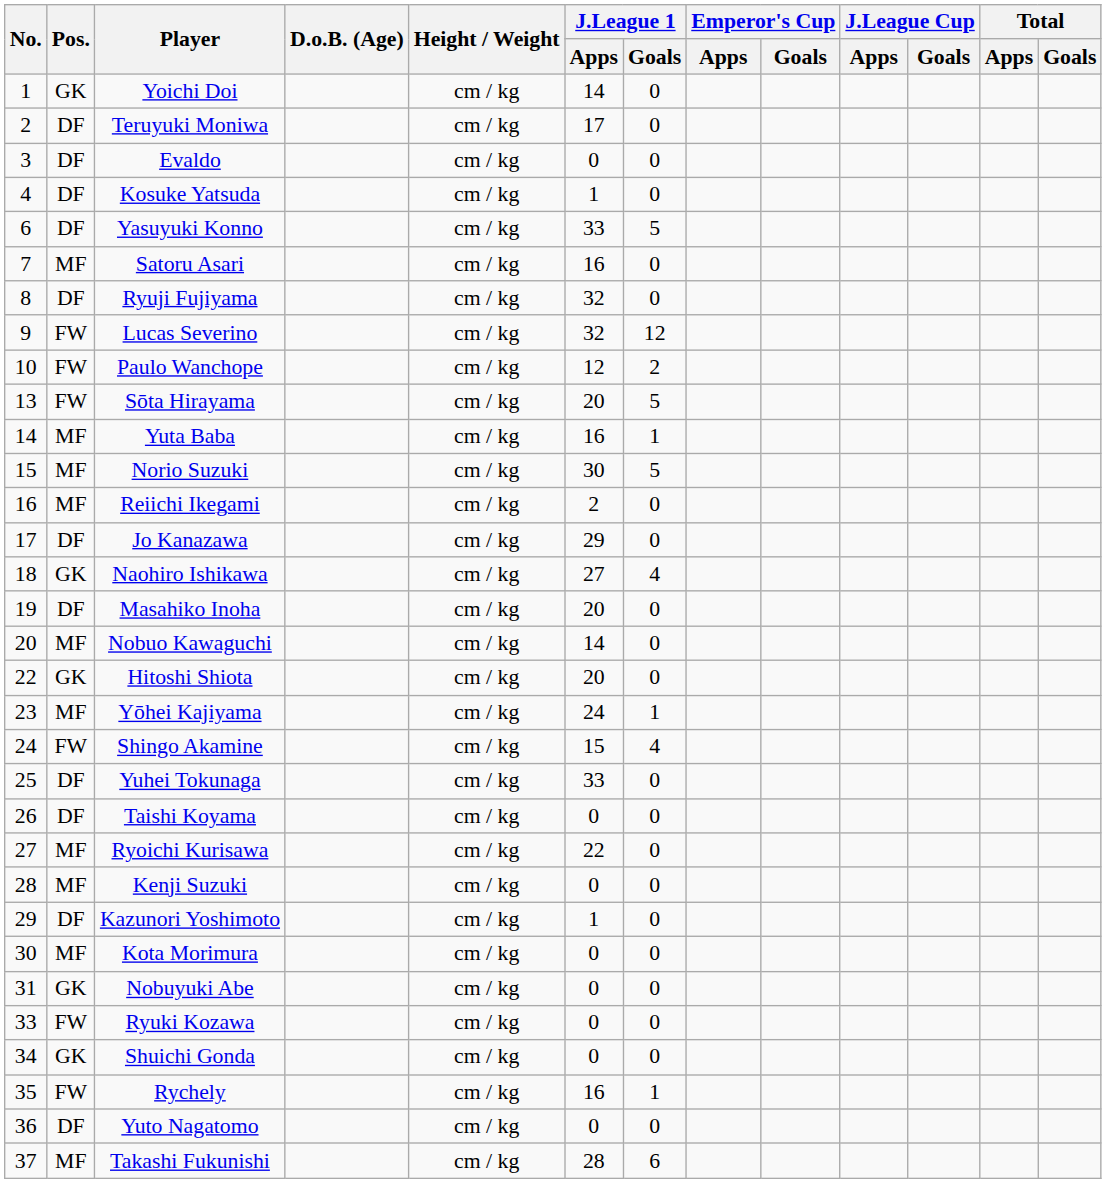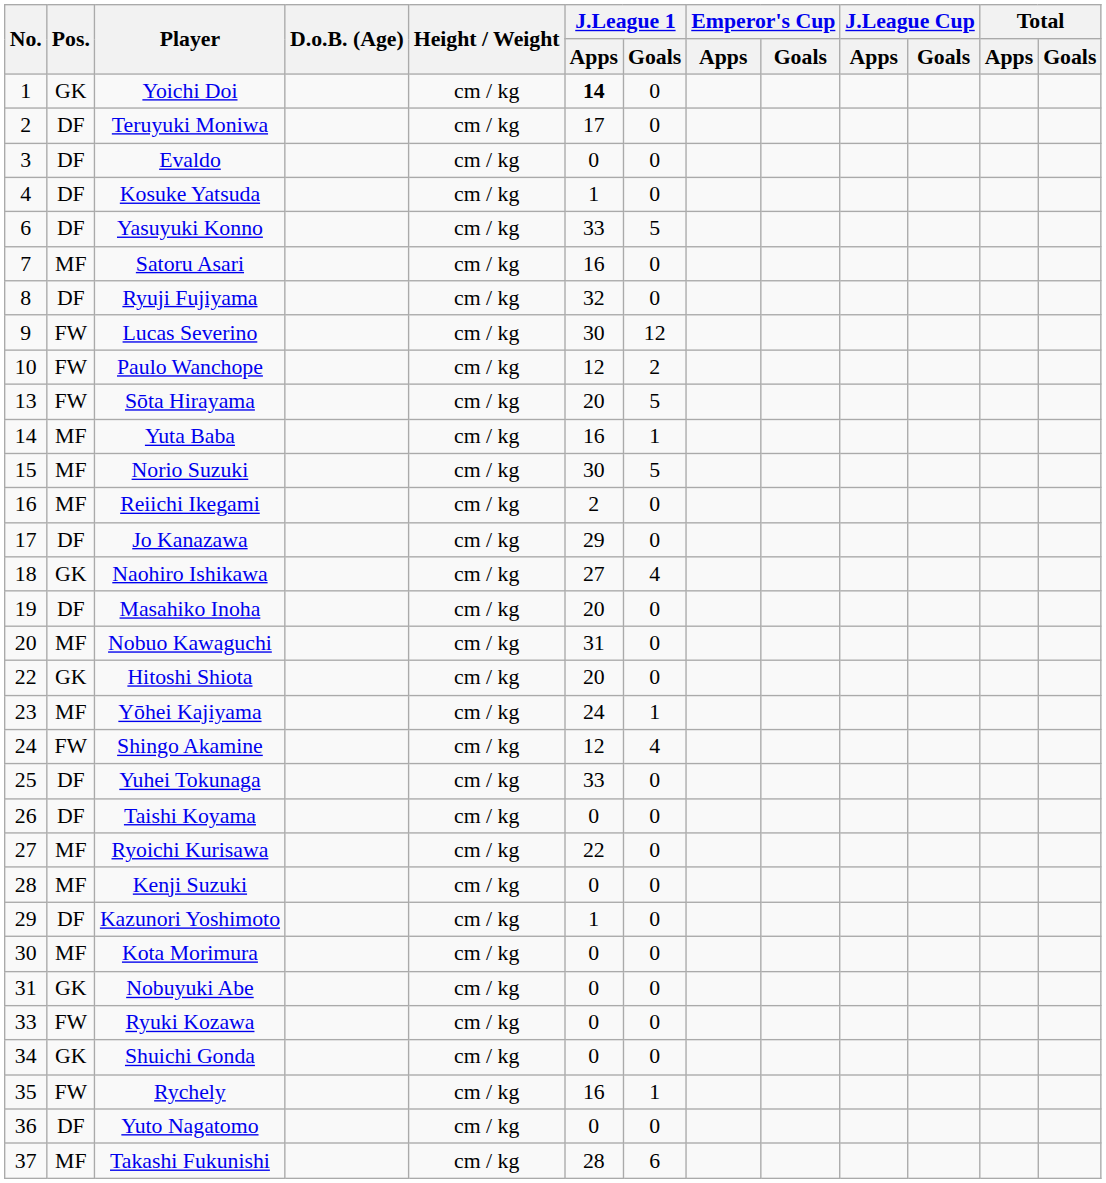(594, 90) normal -> (594, 90) bold
(594, 332) 32 -> (594, 332) 30
(594, 642) 14 -> (594, 642) 31
(594, 746) 15 -> (594, 746) 12
